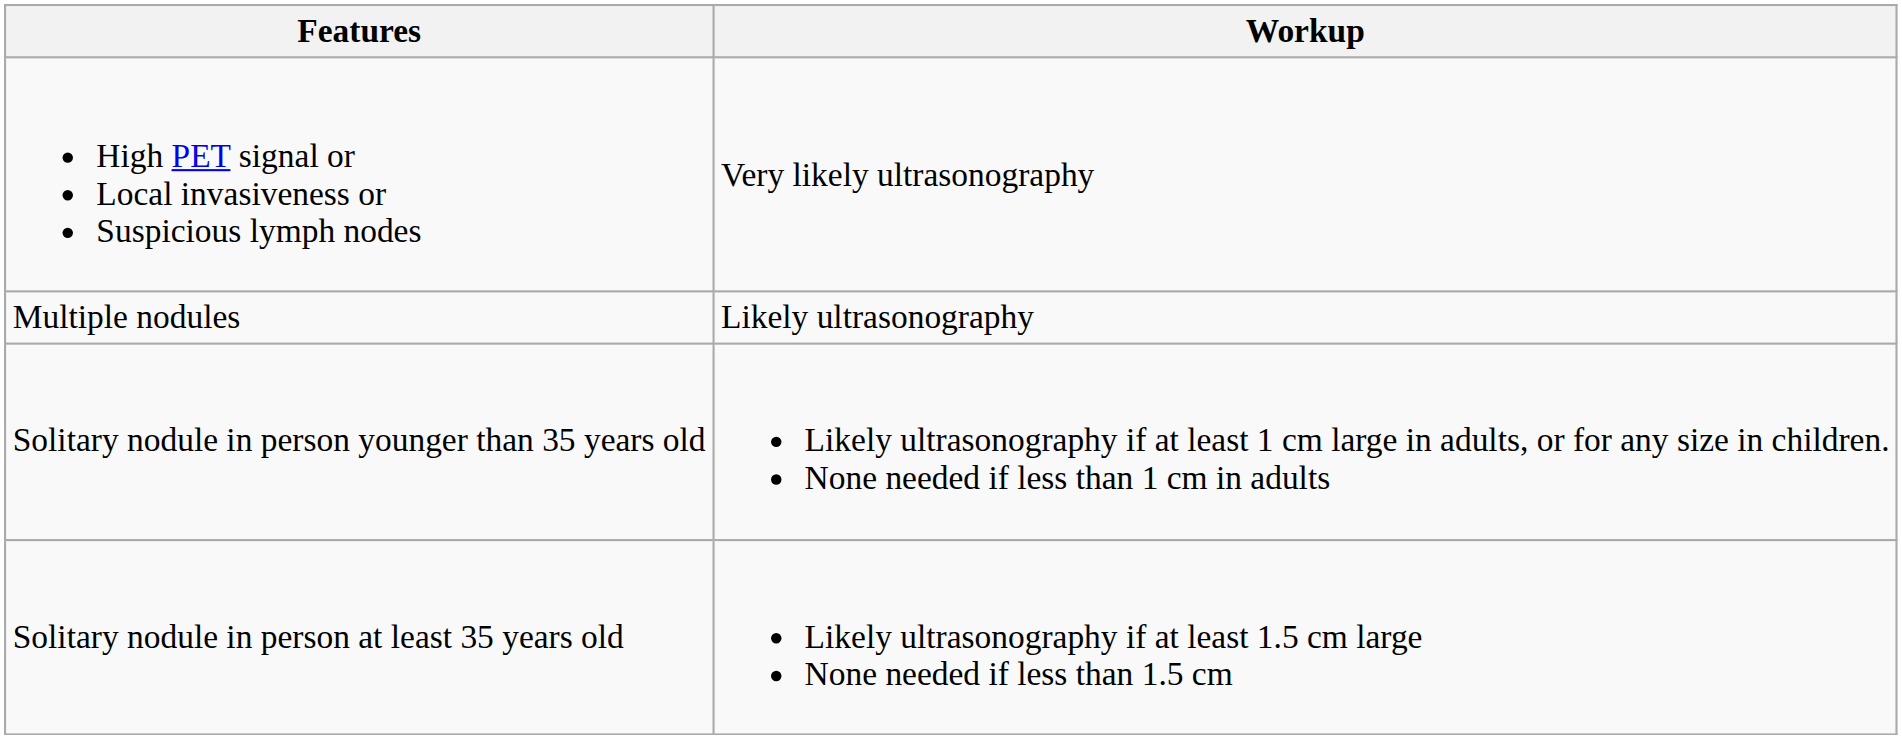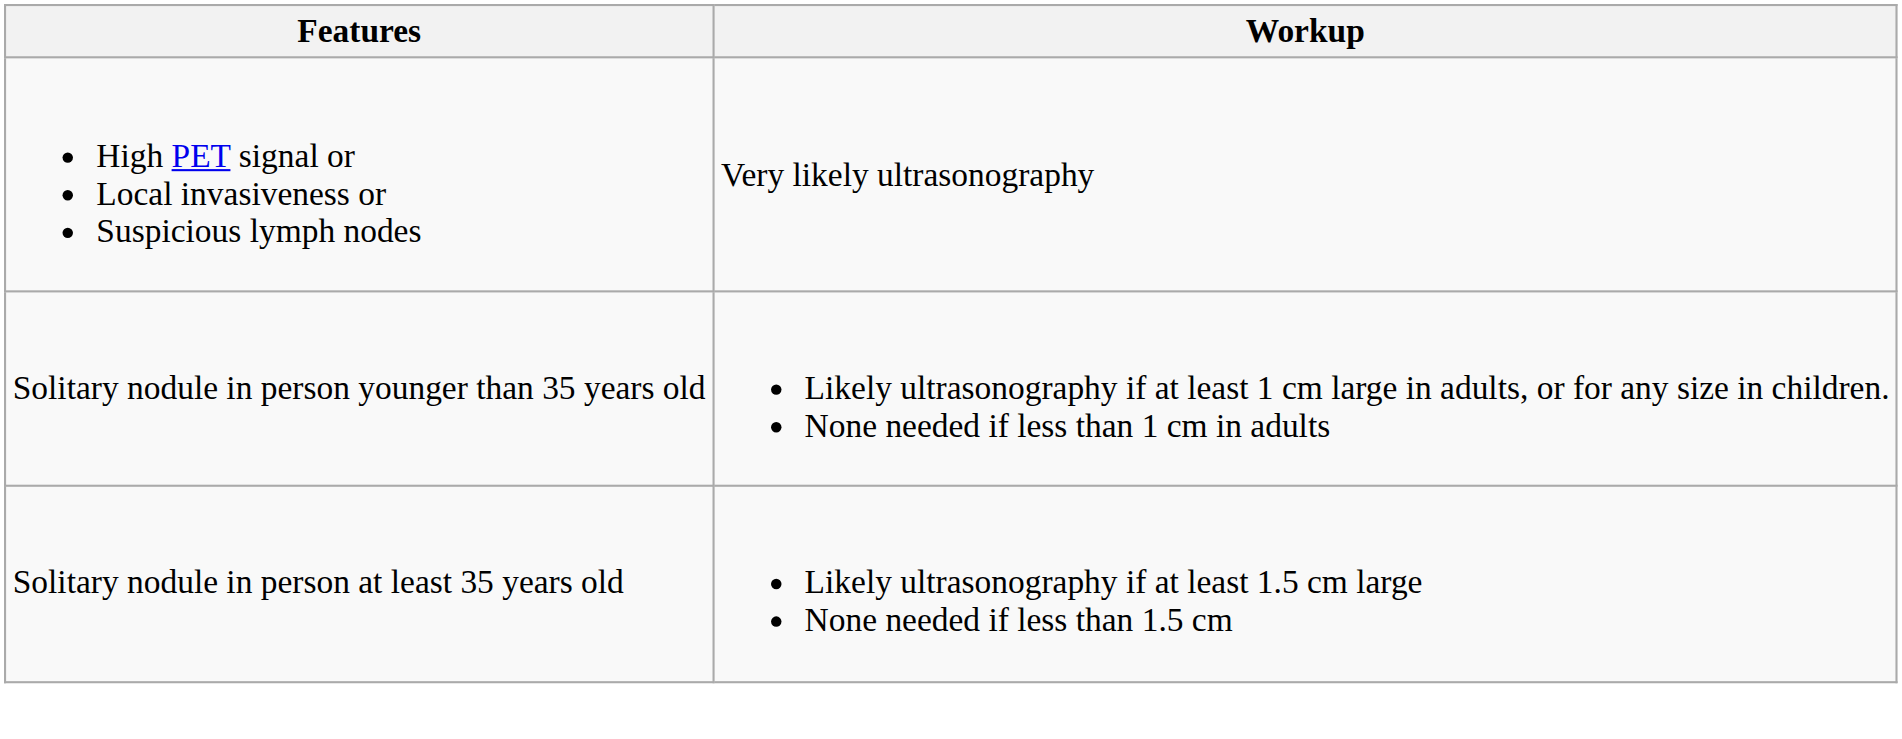- row: (127, 316)
